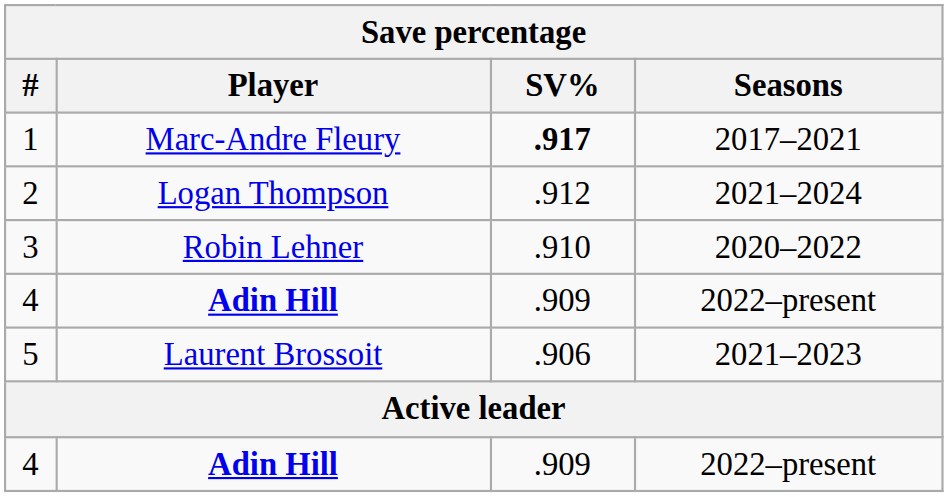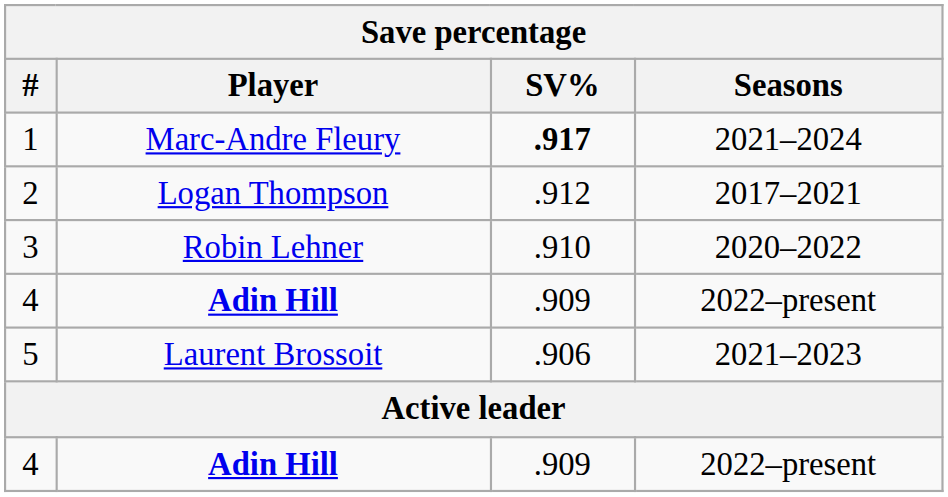(788, 139) 2017–2021 -> (788, 139) 2021–2024
(788, 193) 2021–2024 -> (788, 193) 2017–2021
